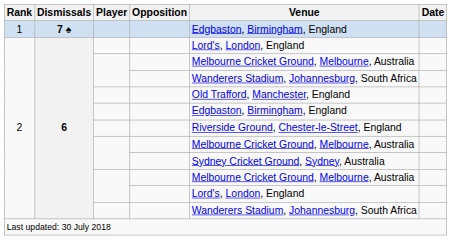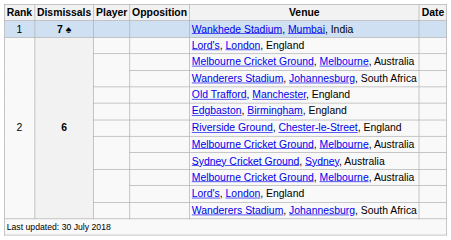(269, 29) Edgbaston, Birmingham, England -> (273, 29) Wankhede Stadium, Mumbai, India
